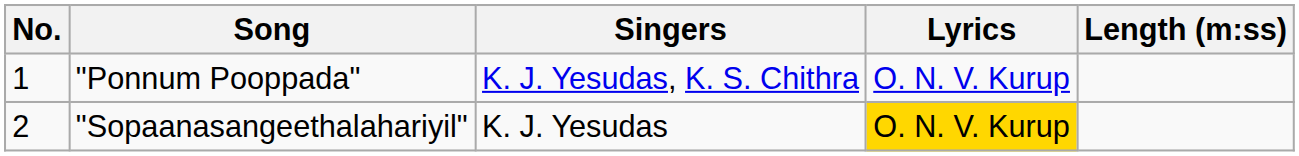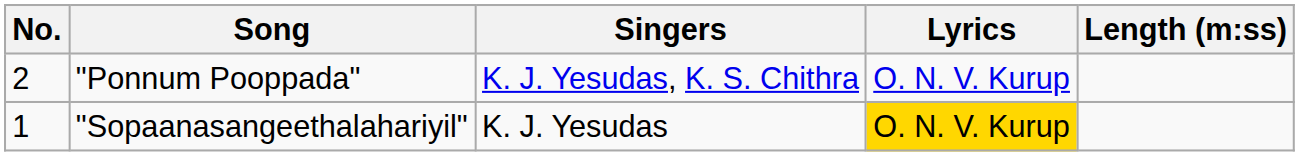(21, 78) 1 -> (21, 78) 2
(21, 127) 2 -> (21, 127) 1
